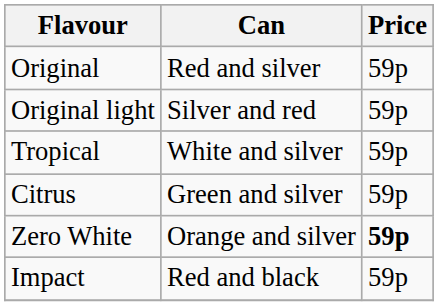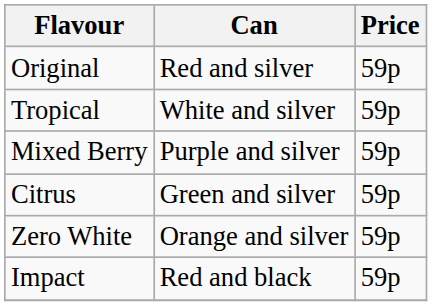- row: (83, 109)
+ row: (79, 151)
(389, 236) bold -> (381, 236) normal
